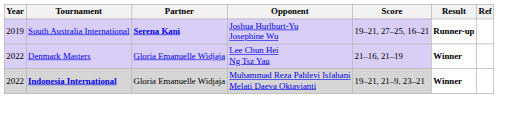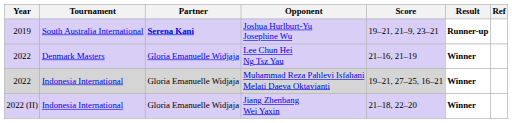(392, 31) 19–21, 27–25, 16–21 -> (404, 31) 19–21, 21–9, 23–21
(72, 81) bold -> (83, 81) normal
(390, 81) 19–21, 21–9, 23–21 -> (406, 81) 19–21, 27–25, 16–21
+ row: (271, 106)
